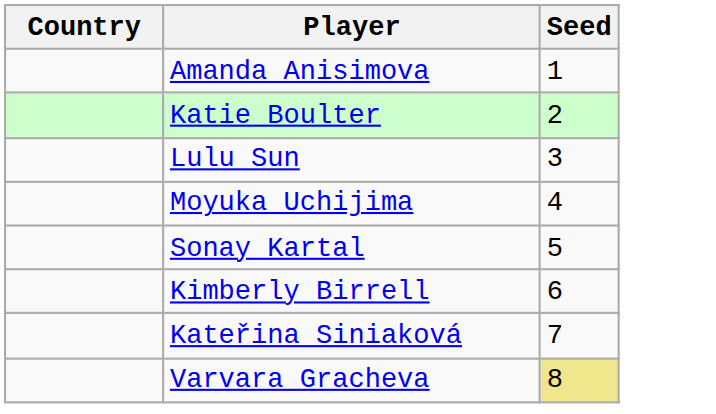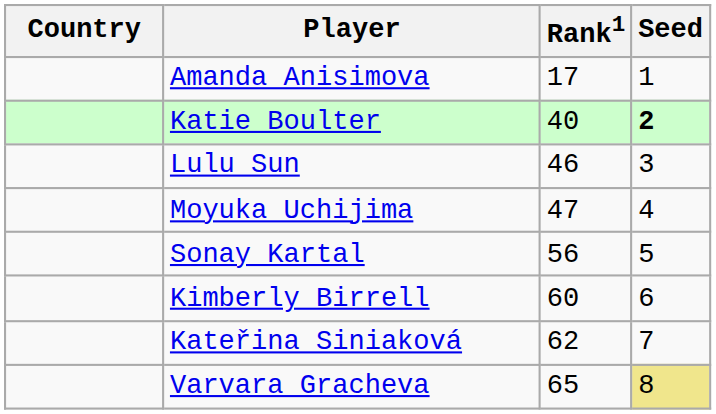+ column: (586, 31)
(555, 115) normal -> (646, 122) bold
